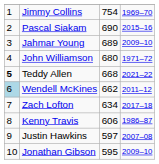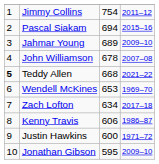(137, 12) 1969–70 -> (137, 12) 2011–12
(110, 27) 690 -> (110, 27) 694
(110, 58) 680 -> (110, 58) 678
(137, 58) 1971–72 -> (137, 58) 2007–08
(9, 89) lightblue background -> (9, 89) no background
(110, 89) 662 -> (110, 89) 653
(137, 89) 2011–12 -> (137, 89) 1969–70
(110, 136) 597 -> (110, 136) 600
(137, 136) 2007–08 -> (137, 136) 1971–72
